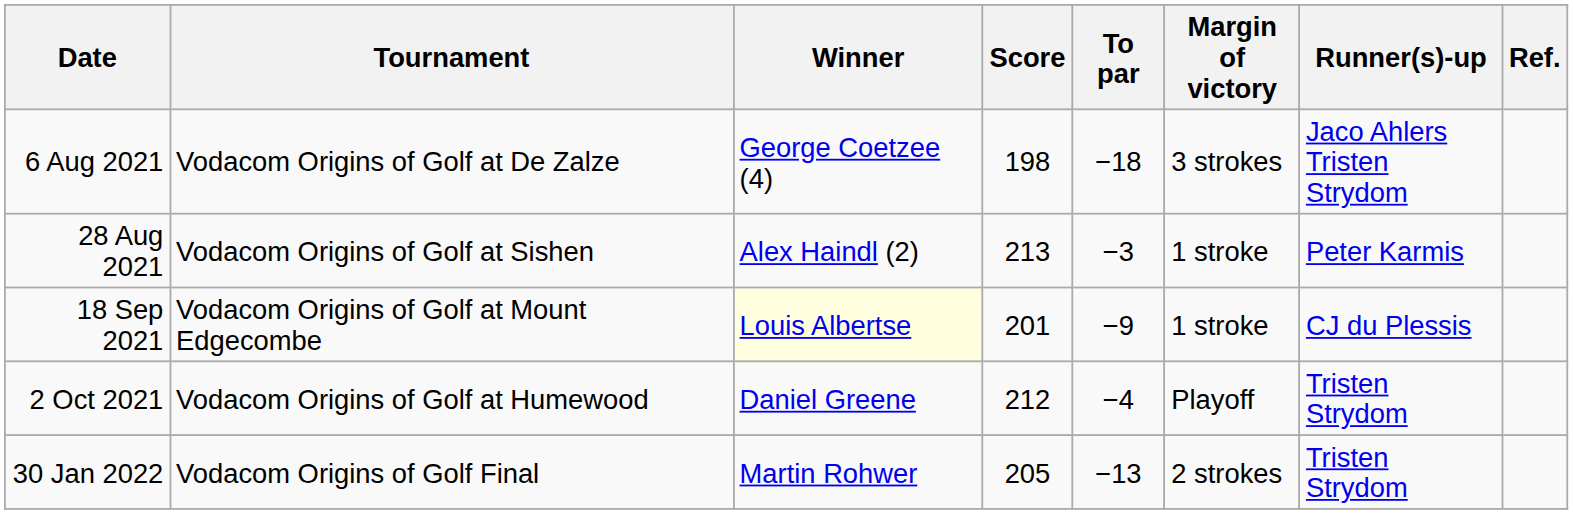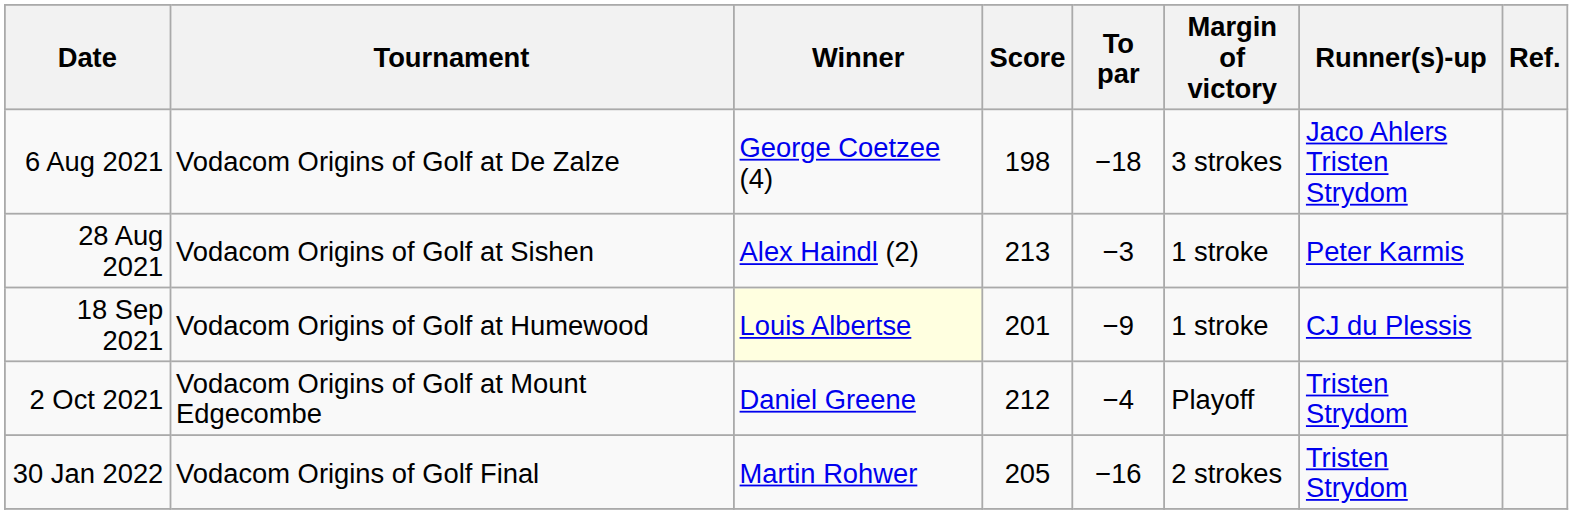(381, 325) Vodacom Origins of Golf at Mount Edgecombe -> (412, 325) Vodacom Origins of Golf at Humewood
(412, 399) Vodacom Origins of Golf at Humewood -> (381, 399) Vodacom Origins of Golf at Mount Edgecombe
(1118, 473) −13 -> (1118, 473) −16
